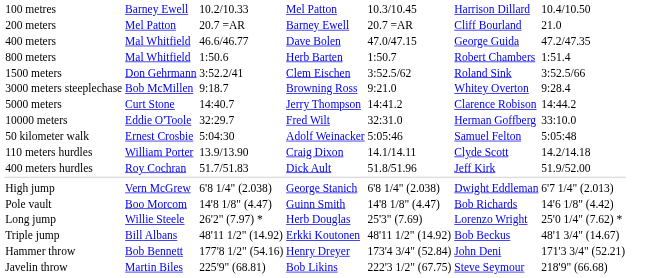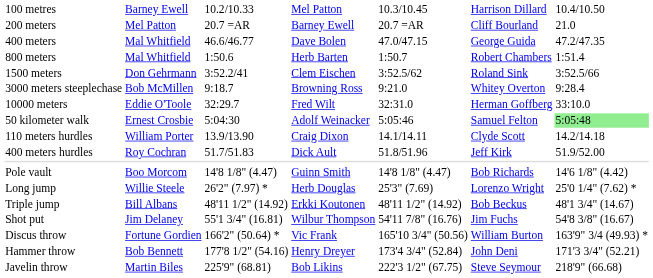- row: (33, 104)
(559, 136) no background -> (573, 120) lightgreen background
- row: (30, 188)
+ row: (25, 220)
+ row: (36, 235)
